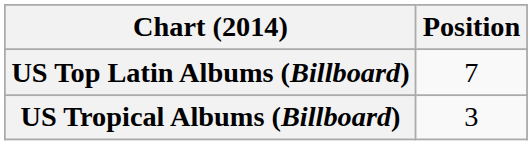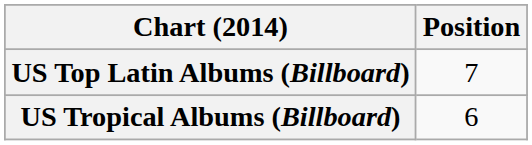(471, 116) 3 -> (471, 116) 6
